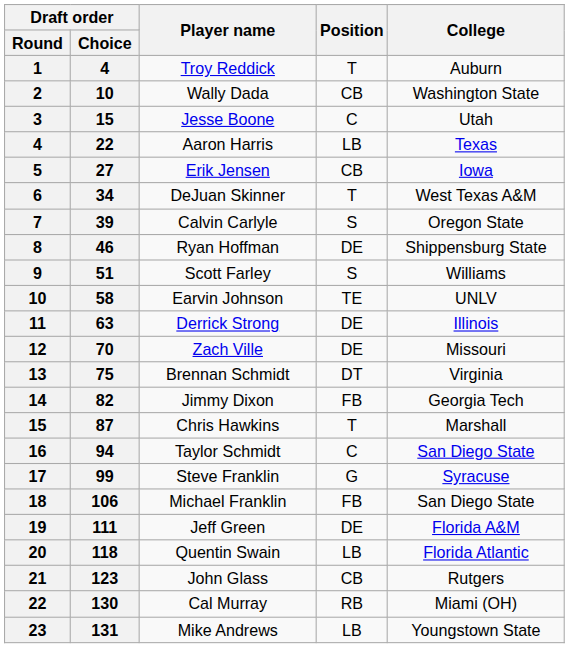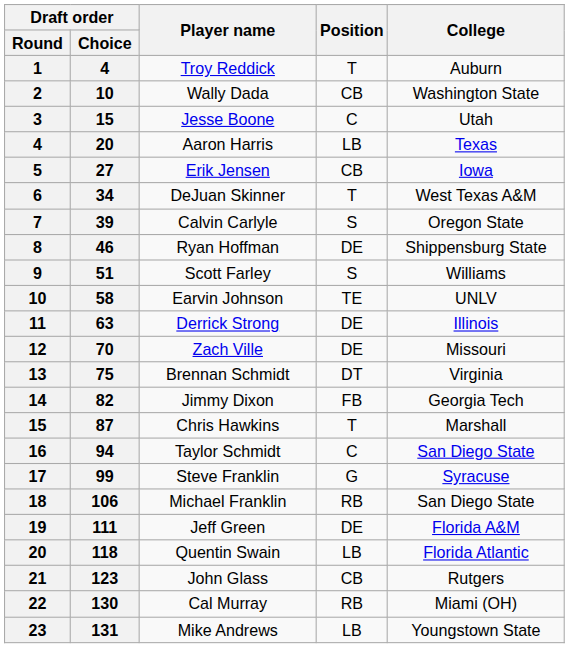(105, 145) 22 -> (105, 145) 20
(352, 502) FB -> (352, 502) RB
